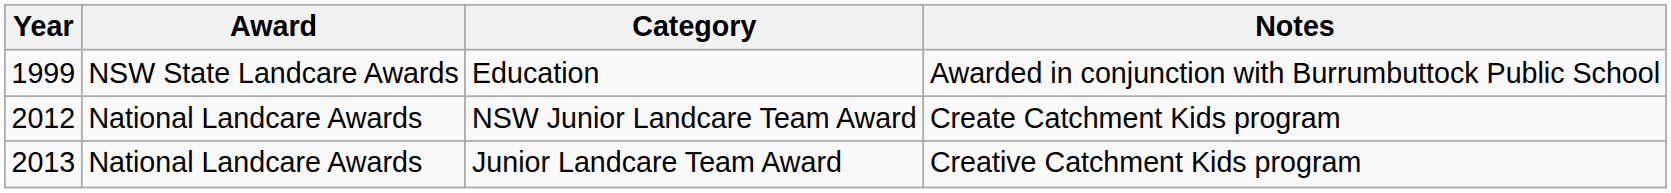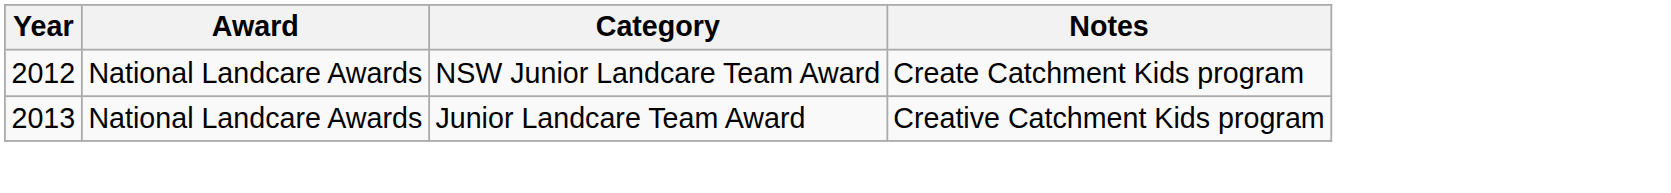- row: (536, 72)
